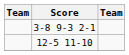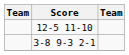rows swapped: (65, 27) <-> (65, 42)
